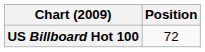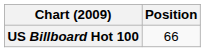(171, 36) 72 -> (171, 36) 66
